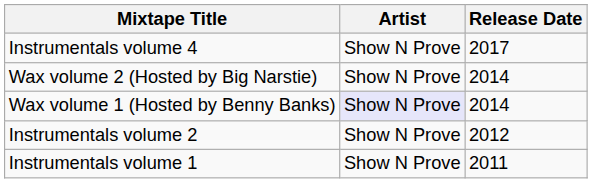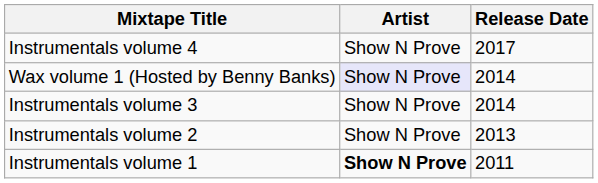- row: (163, 76)
+ row: (103, 105)
(489, 134) 2012 -> (495, 134) 2013
(402, 163) normal -> (405, 163) bold
